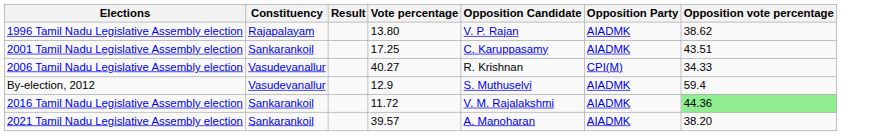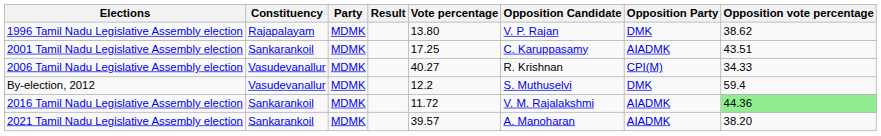+ column: (348, 13)
(609, 31) AIADMK -> (639, 31) DMK
(382, 85) 12.9 -> (422, 85) 12.2
(609, 85) AIADMK -> (639, 85) DMK
